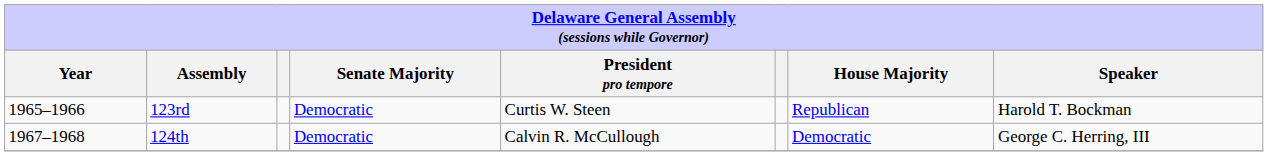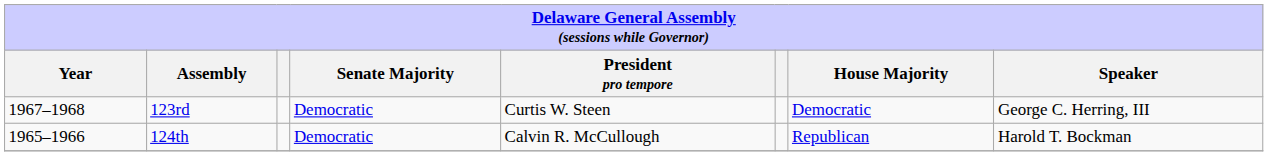(47, 109) 1965–1966 -> (47, 109) 1967–1968
(831, 109) Republican -> (831, 109) Democratic
(1065, 109) Harold T. Bockman -> (1074, 109) George C. Herring, III
(47, 136) 1967–1968 -> (47, 136) 1965–1966
(831, 136) Democratic -> (831, 136) Republican
(1074, 136) George C. Herring, III -> (1065, 136) Harold T. Bockman
